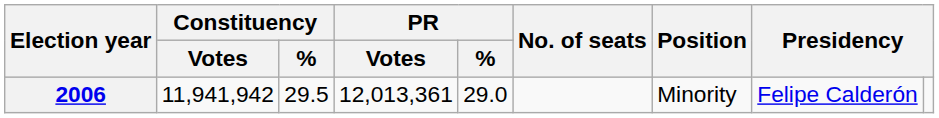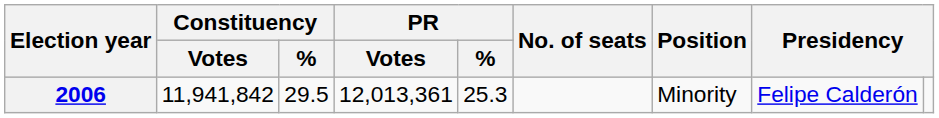(218, 94) 11,941,942 -> (218, 94) 11,941,842
(485, 94) 29.0 -> (485, 94) 25.3
